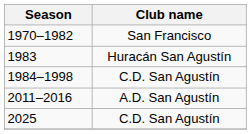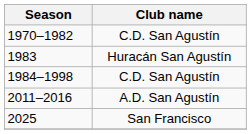(169, 35) San Francisco -> (169, 35) C.D. San Agustín
(169, 118) C.D. San Agustín -> (169, 118) San Francisco
